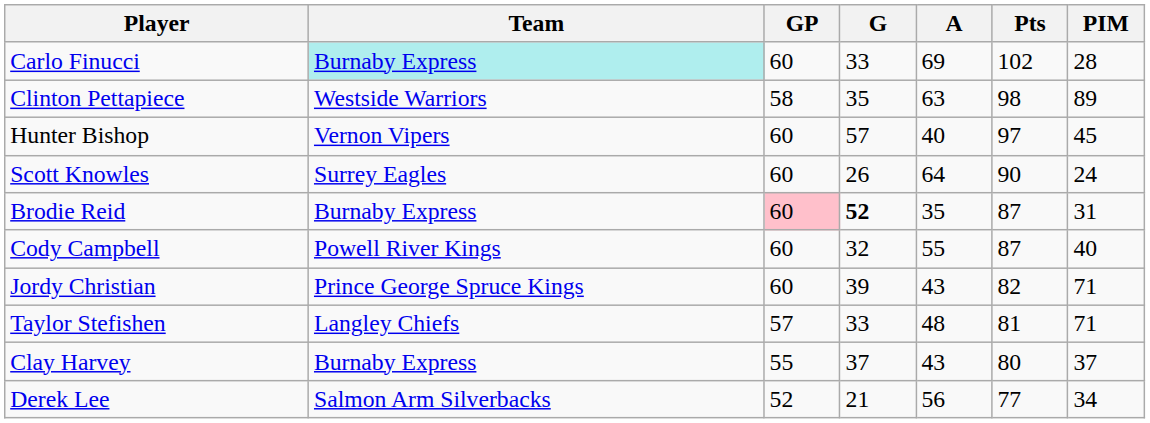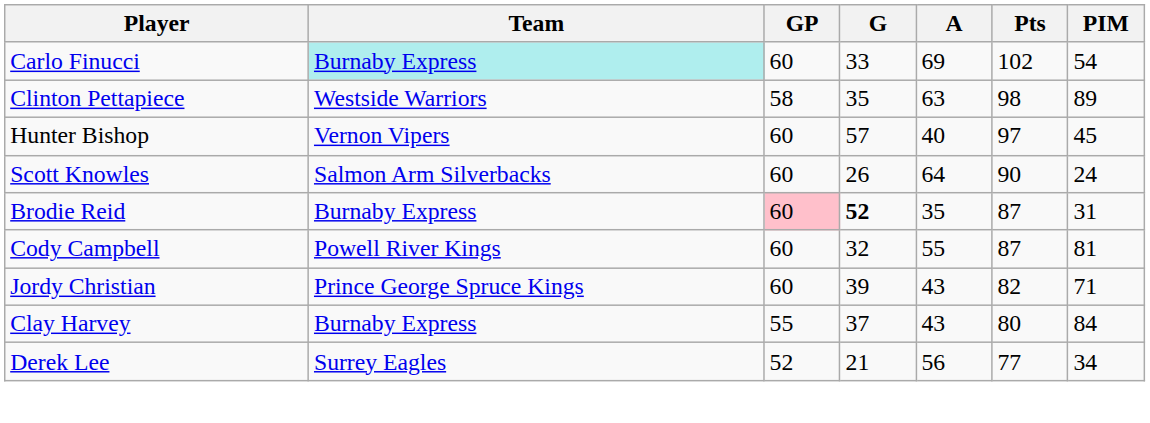(1085, 60) 28 -> (1085, 60) 54
(380, 173) Surrey Eagles -> (432, 173) Salmon Arm Silverbacks
(1085, 248) 40 -> (1085, 248) 81
- row: (88, 323)
(1085, 361) 37 -> (1085, 323) 84
(432, 398) Salmon Arm Silverbacks -> (380, 361) Surrey Eagles
